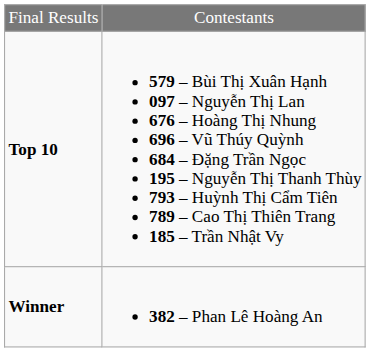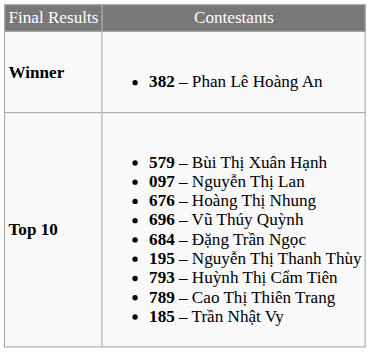rows swapped: (36, 306) <-> (33, 149)
